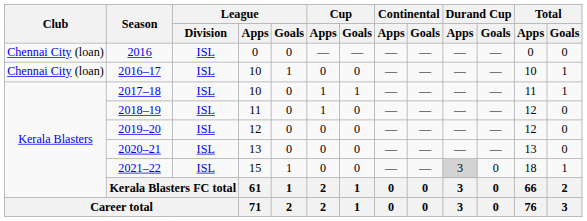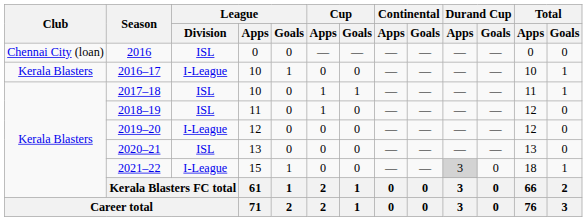(55, 71) Chennai City (loan) -> (55, 71) Kerala Blasters
(206, 71) ISL -> (205, 71) I-League
(206, 129) ISL -> (205, 129) I-League
(206, 168) ISL -> (205, 168) I-League
